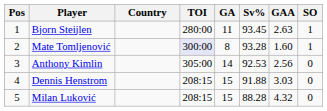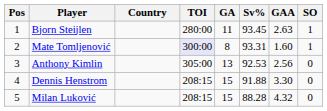(254, 47) 93.28 -> (254, 47) 93.31
(227, 64) 14 -> (227, 64) 13
(283, 81) 3.03 -> (283, 81) 3.30
